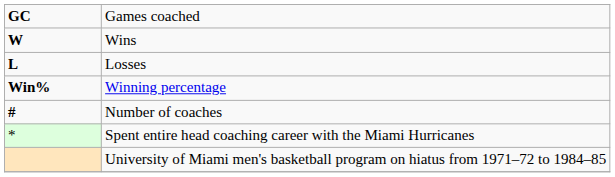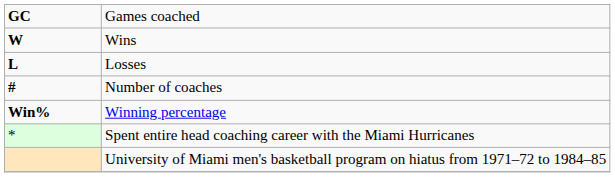rows swapped: (166, 87) <-> (164, 111)
